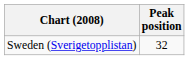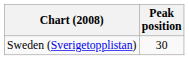(162, 45) 32 -> (162, 45) 30
